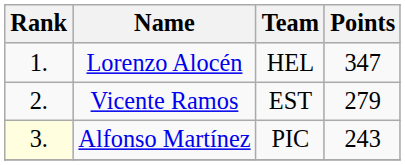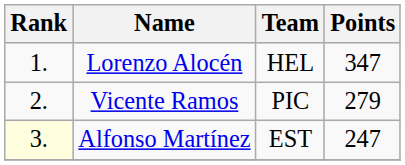(290, 100) EST -> (290, 100) PIC
(290, 139) PIC -> (290, 139) EST
(363, 139) 243 -> (363, 139) 247
